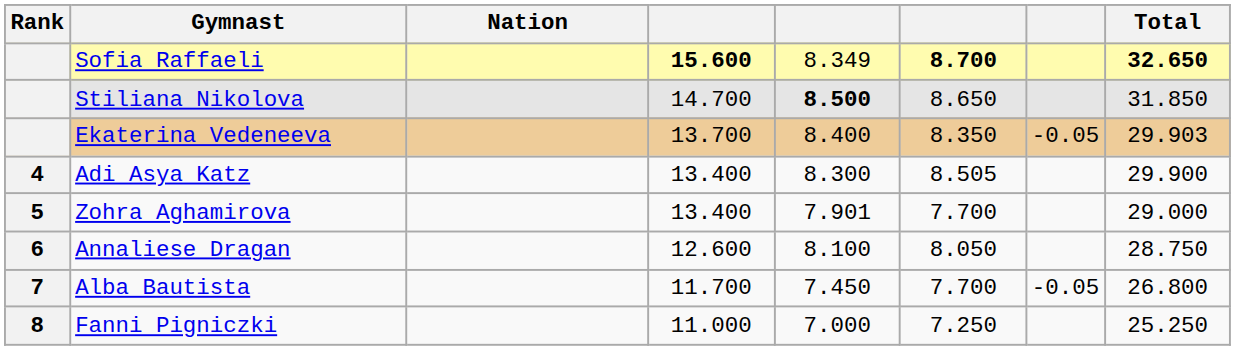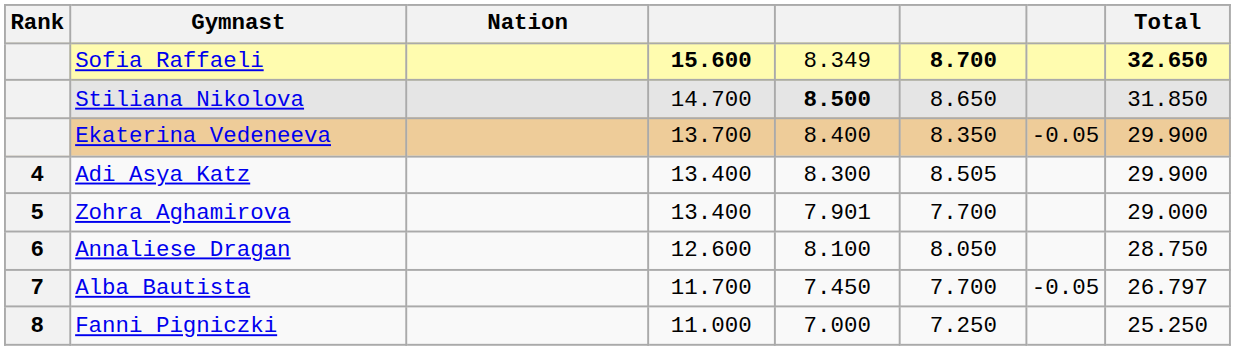(1168, 137) 29.903 -> (1168, 137) 29.900
(1168, 288) 26.800 -> (1168, 288) 26.797
